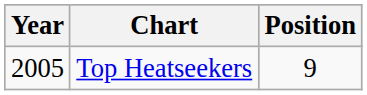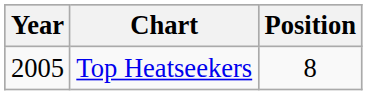(310, 67) 9 -> (310, 67) 8
